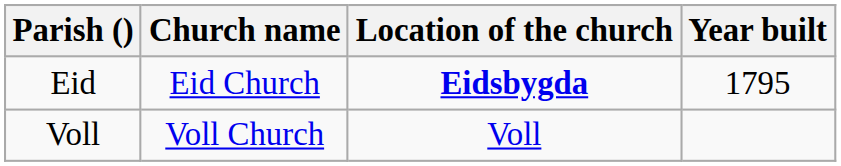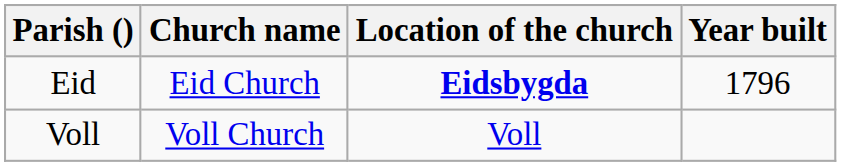(758, 82) 1795 -> (758, 82) 1796
